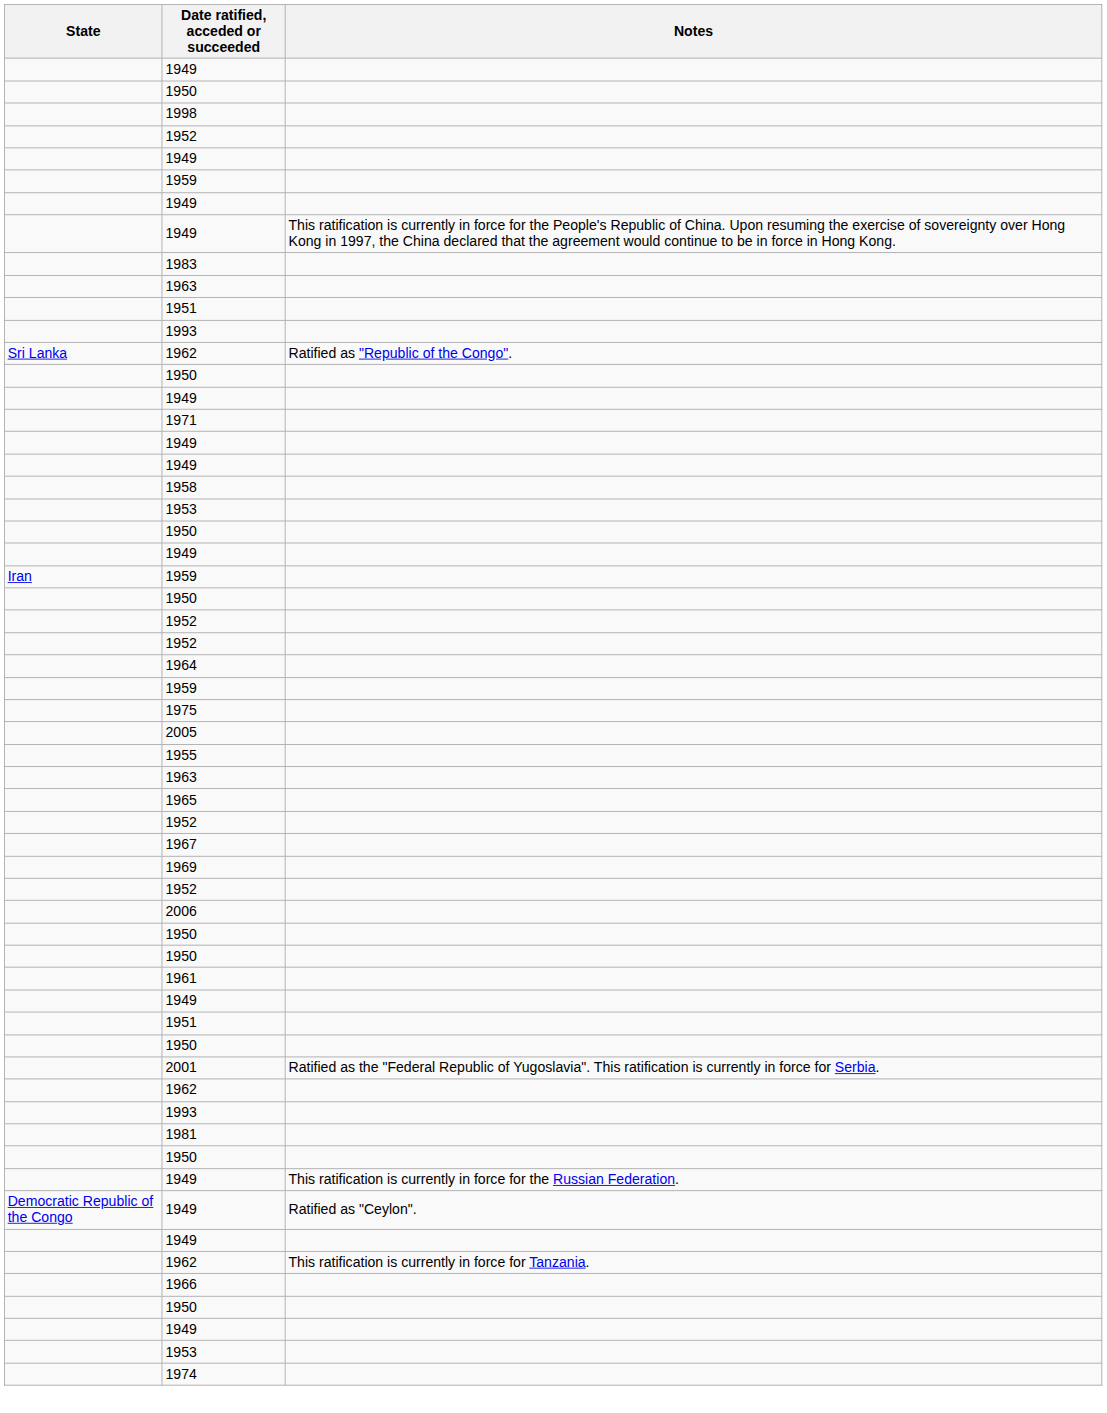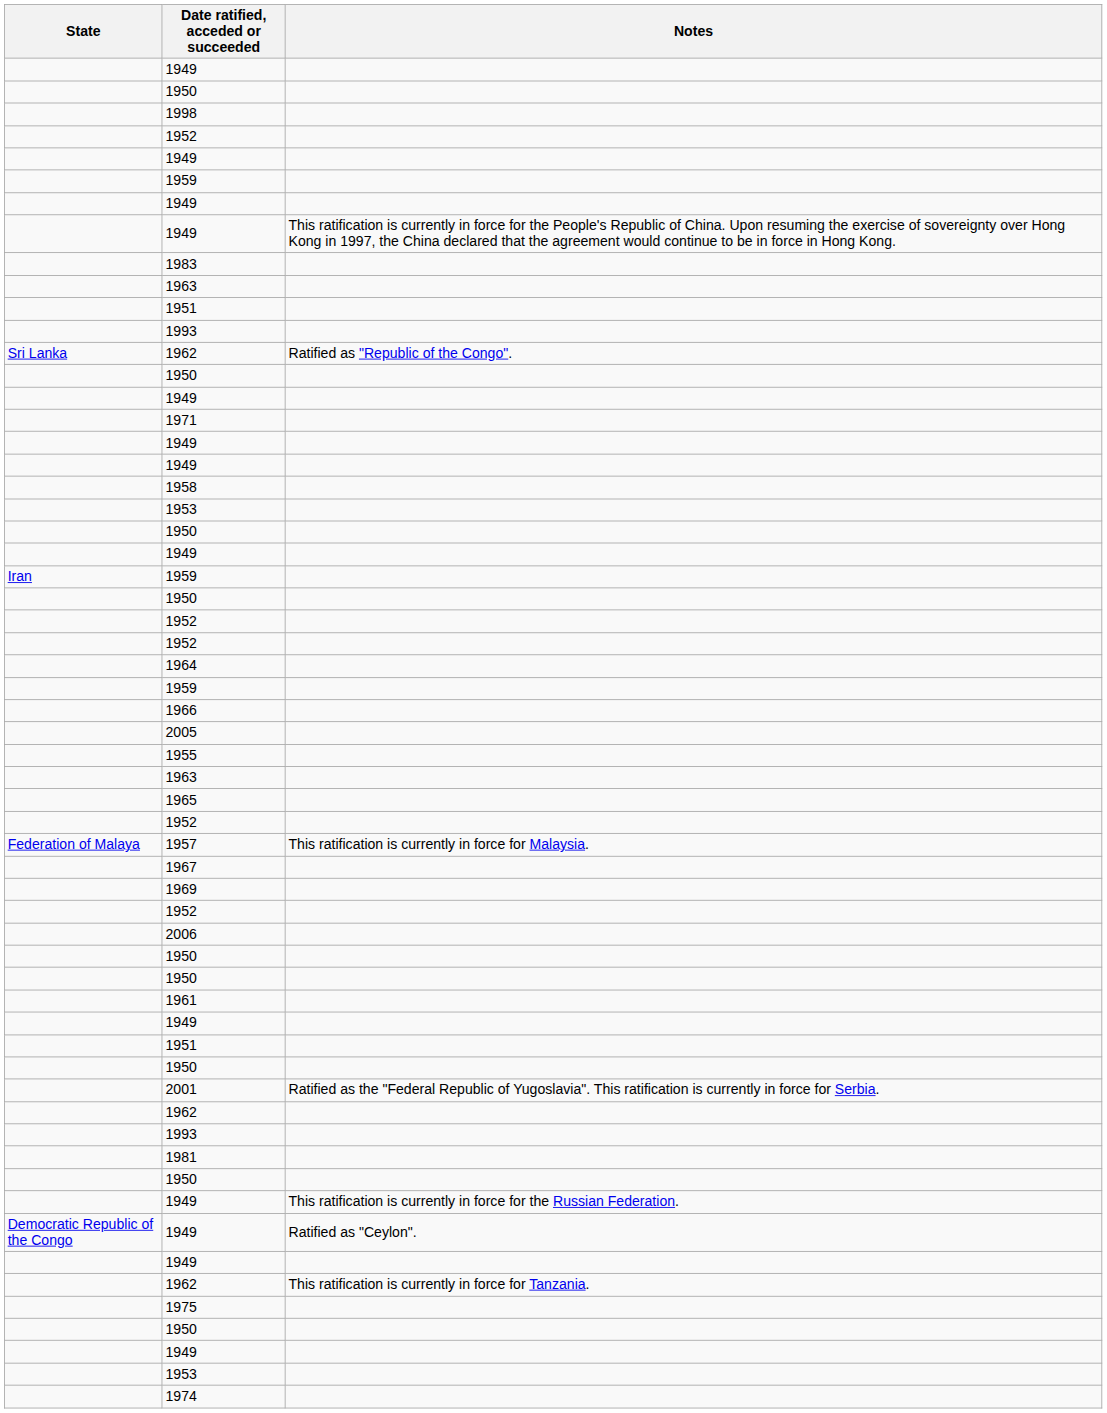rows swapped: (181, 710) <-> (181, 1284)
+ row: (181, 844)
